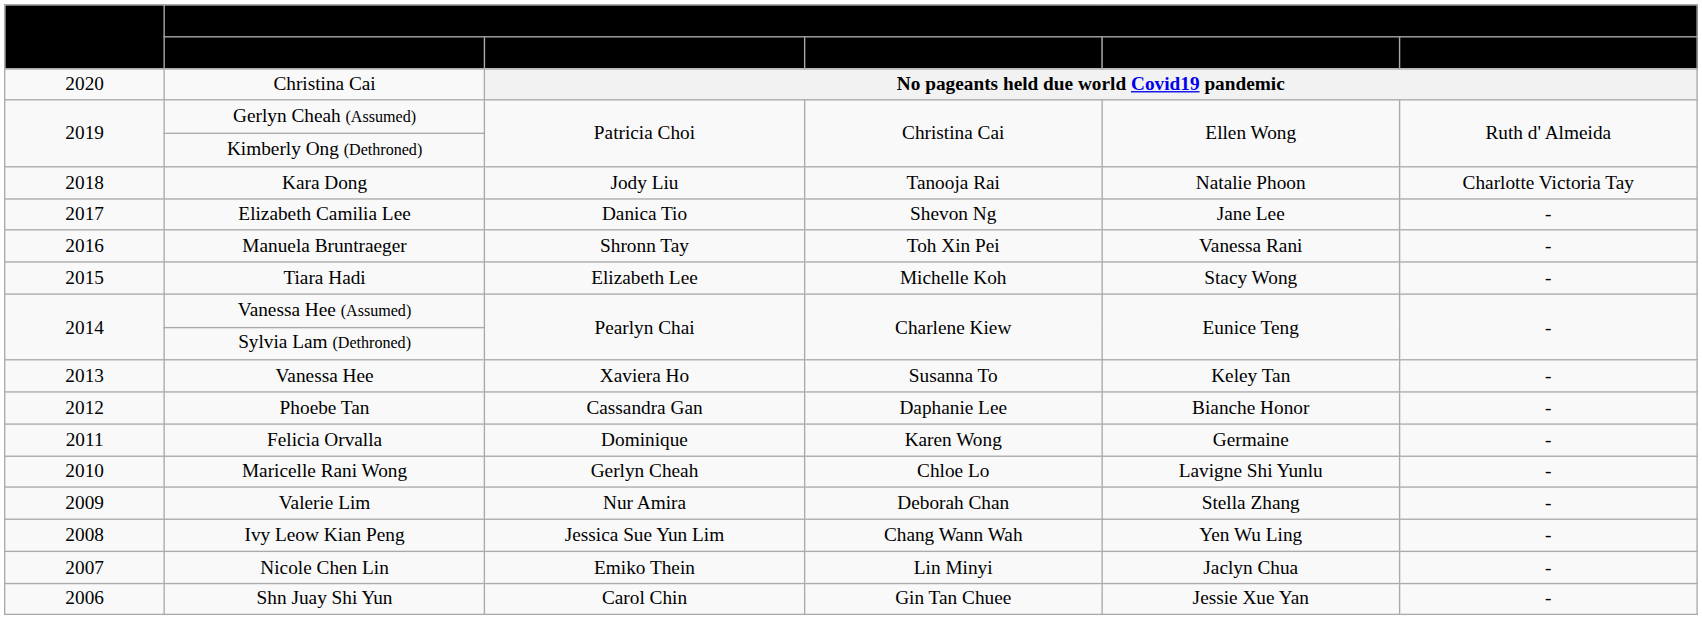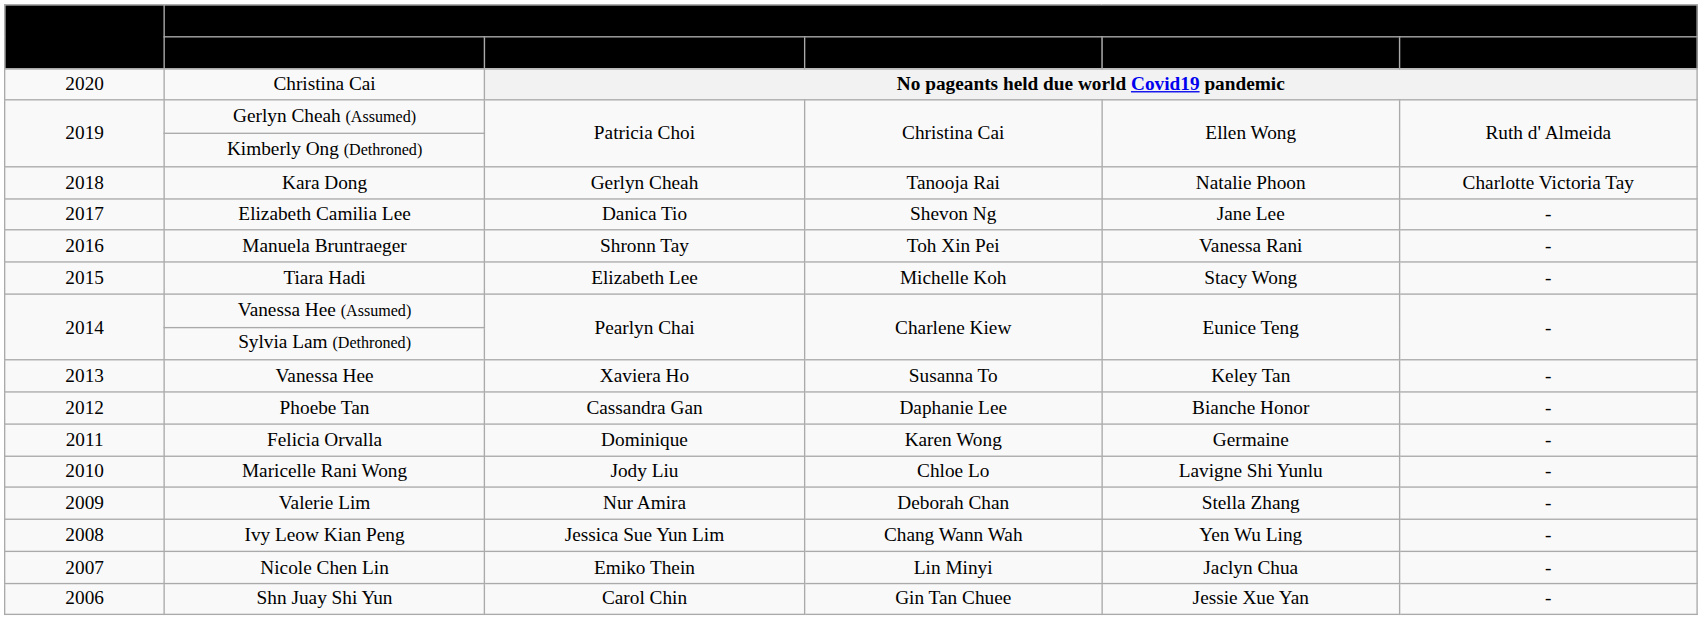(644, 182) Jody Liu -> (644, 182) Gerlyn Cheah
(644, 471) Gerlyn Cheah -> (644, 471) Jody Liu
